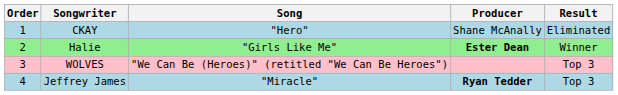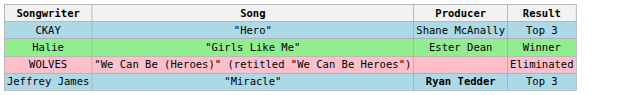- column: (23, 13)
(579, 30) Eliminated -> (542, 30) Top 3
(497, 47) bold -> (461, 47) normal
(579, 64) Top 3 -> (542, 64) Eliminated
